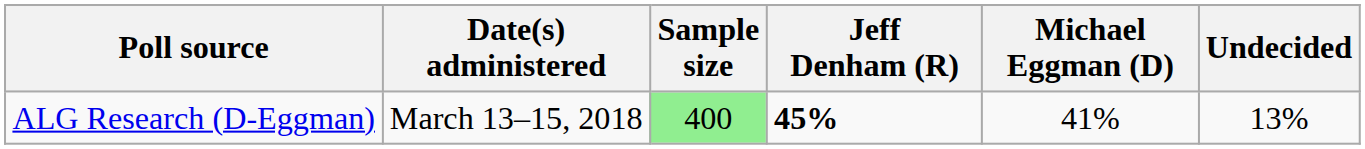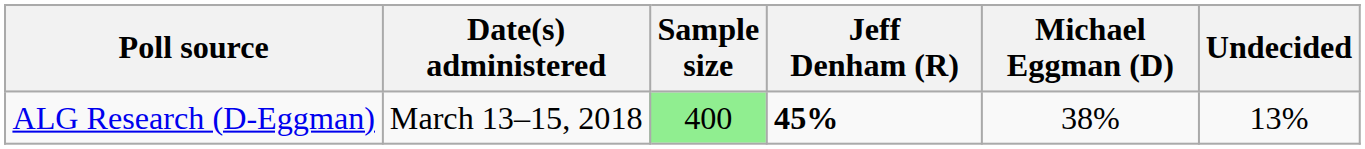(1090, 117) 41% -> (1090, 117) 38%
